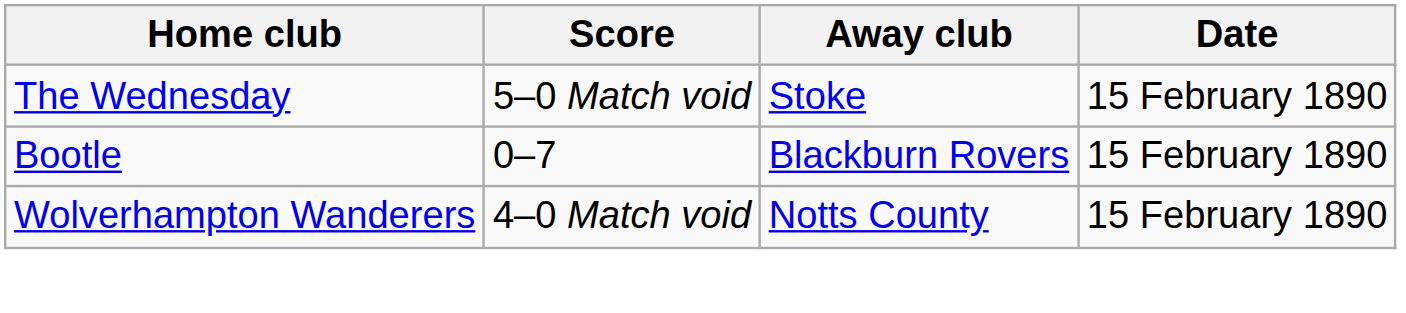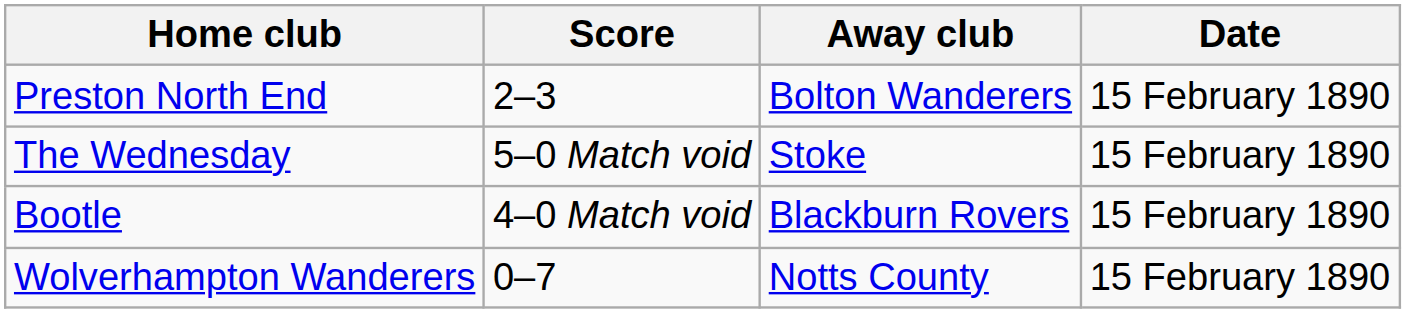+ row: (171, 95)
(525, 155) 0–7 -> (622, 215) 4–0 Match void
(622, 215) 4–0 Match void -> (525, 276) 0–7
